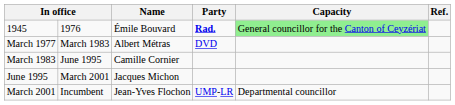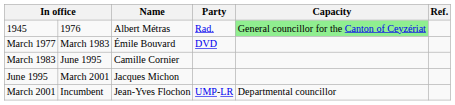(145, 28) Émile Bouvard -> (142, 28) Albert Métras
(205, 28) bold -> (204, 28) normal
(142, 44) Albert Métras -> (145, 44) Émile Bouvard
